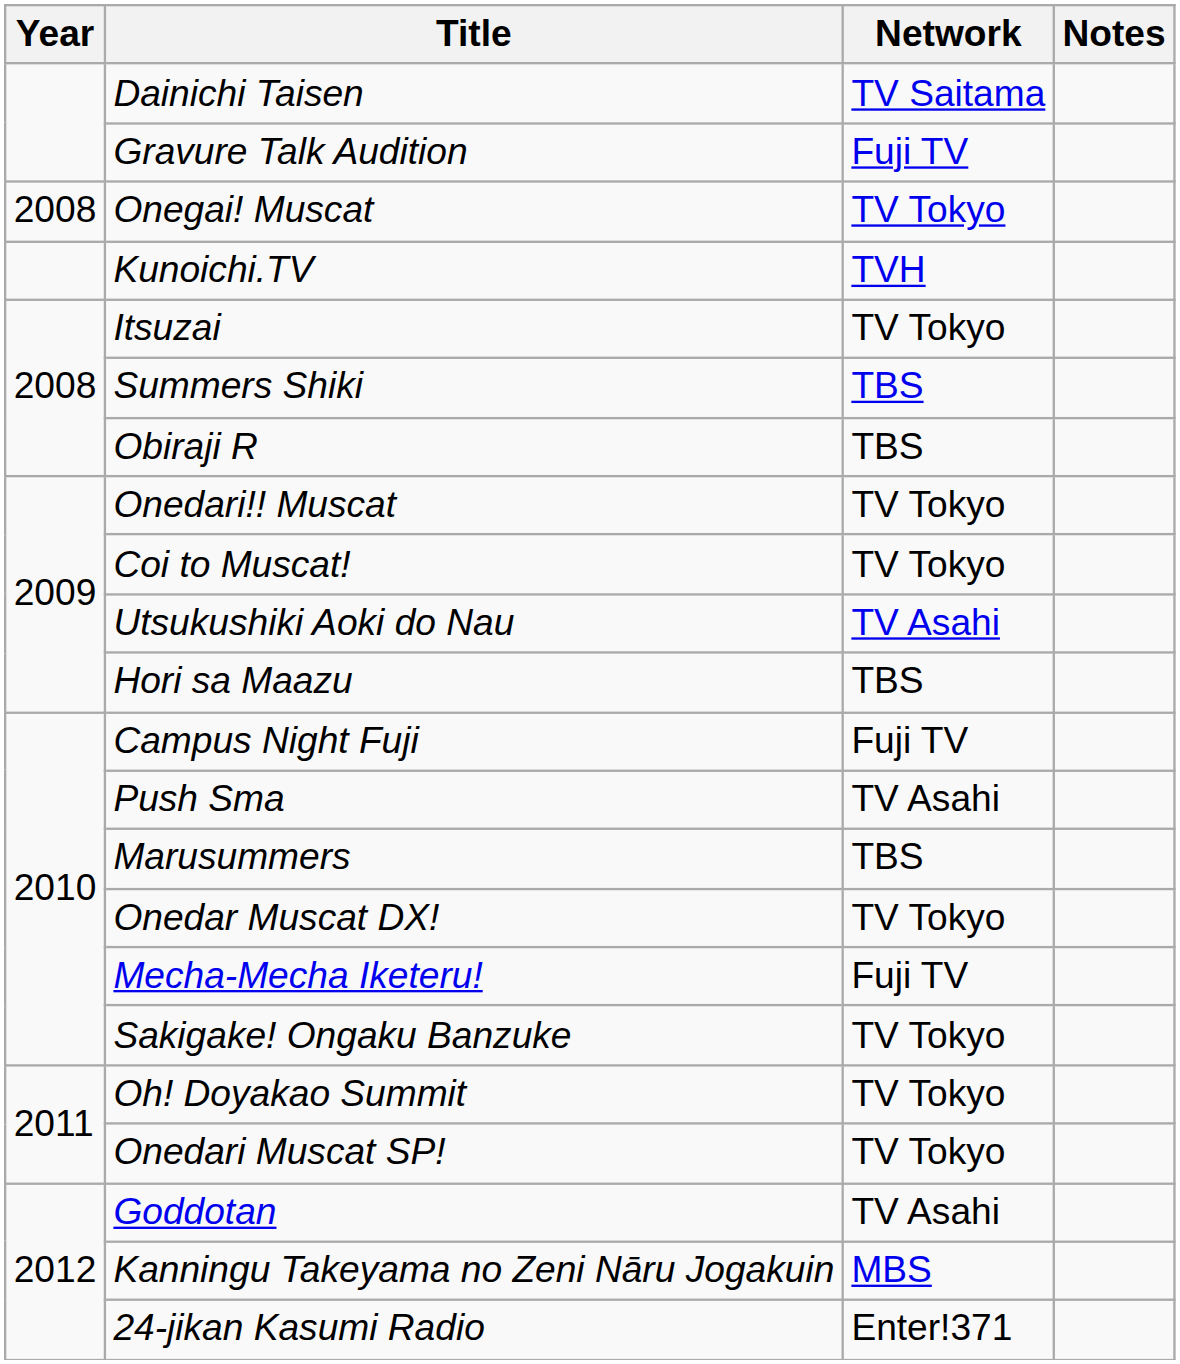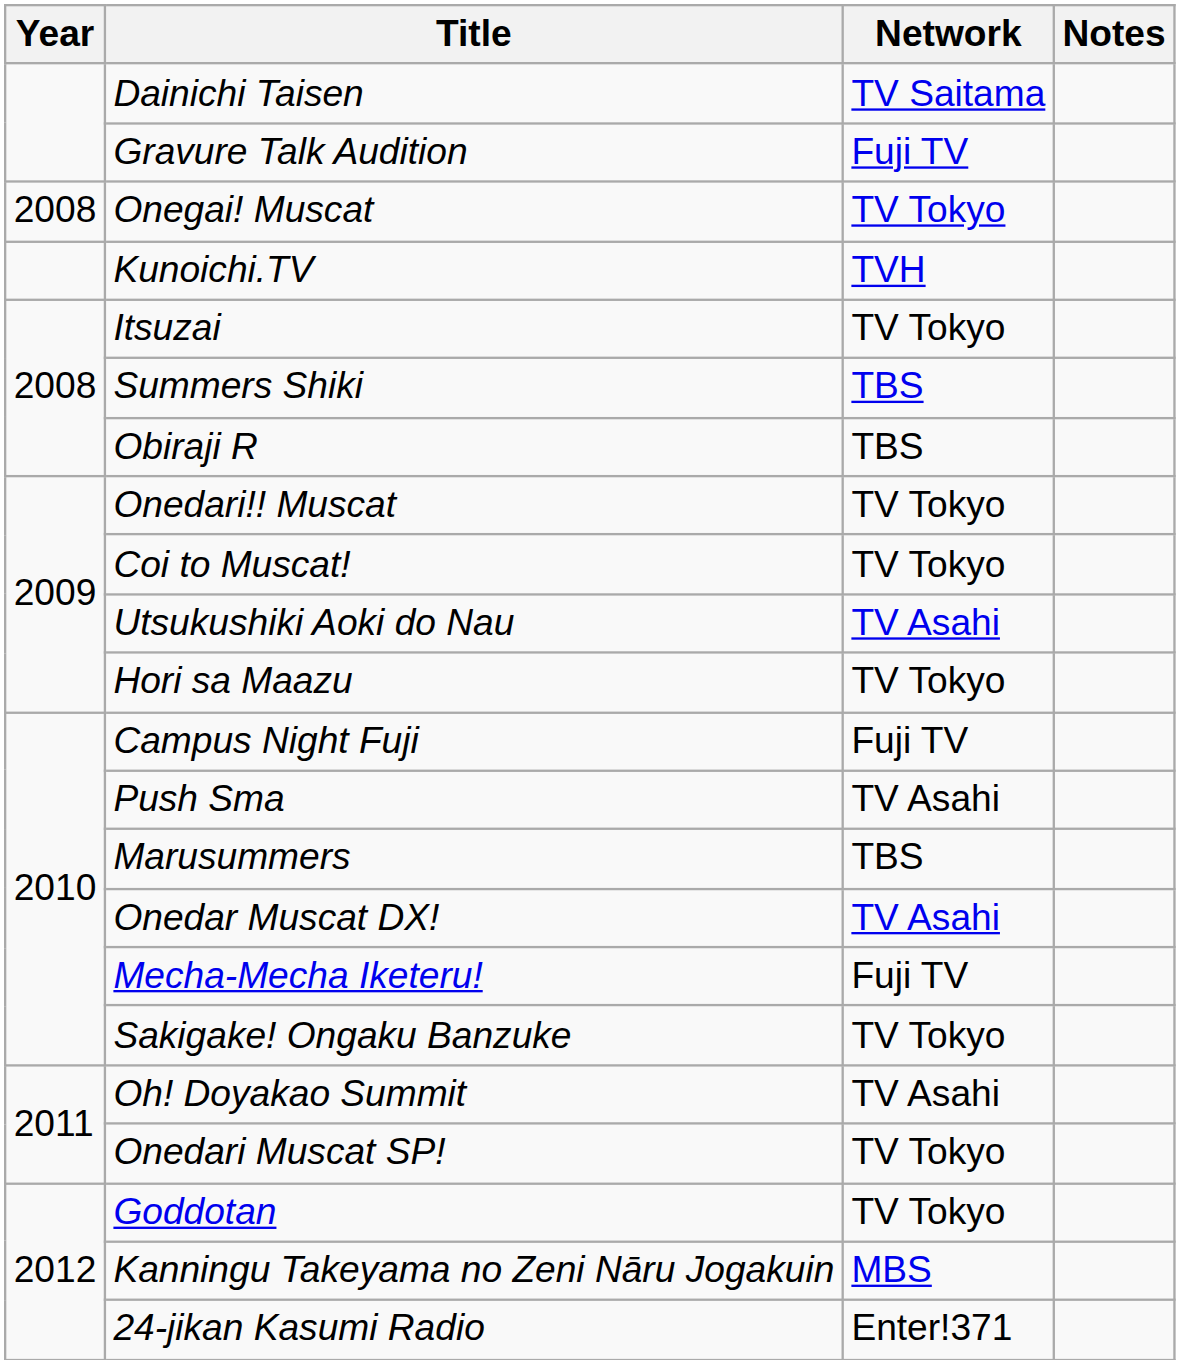(887, 681) TBS -> (928, 681) TV Tokyo
(928, 916) TV Tokyo -> (926, 916) TV Asahi
(928, 1093) TV Tokyo -> (926, 1093) TV Asahi
(926, 1211) TV Asahi -> (928, 1211) TV Tokyo
